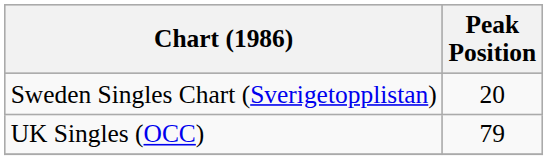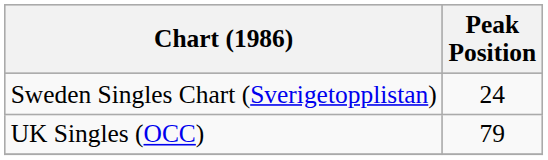(492, 93) 20 -> (492, 93) 24
